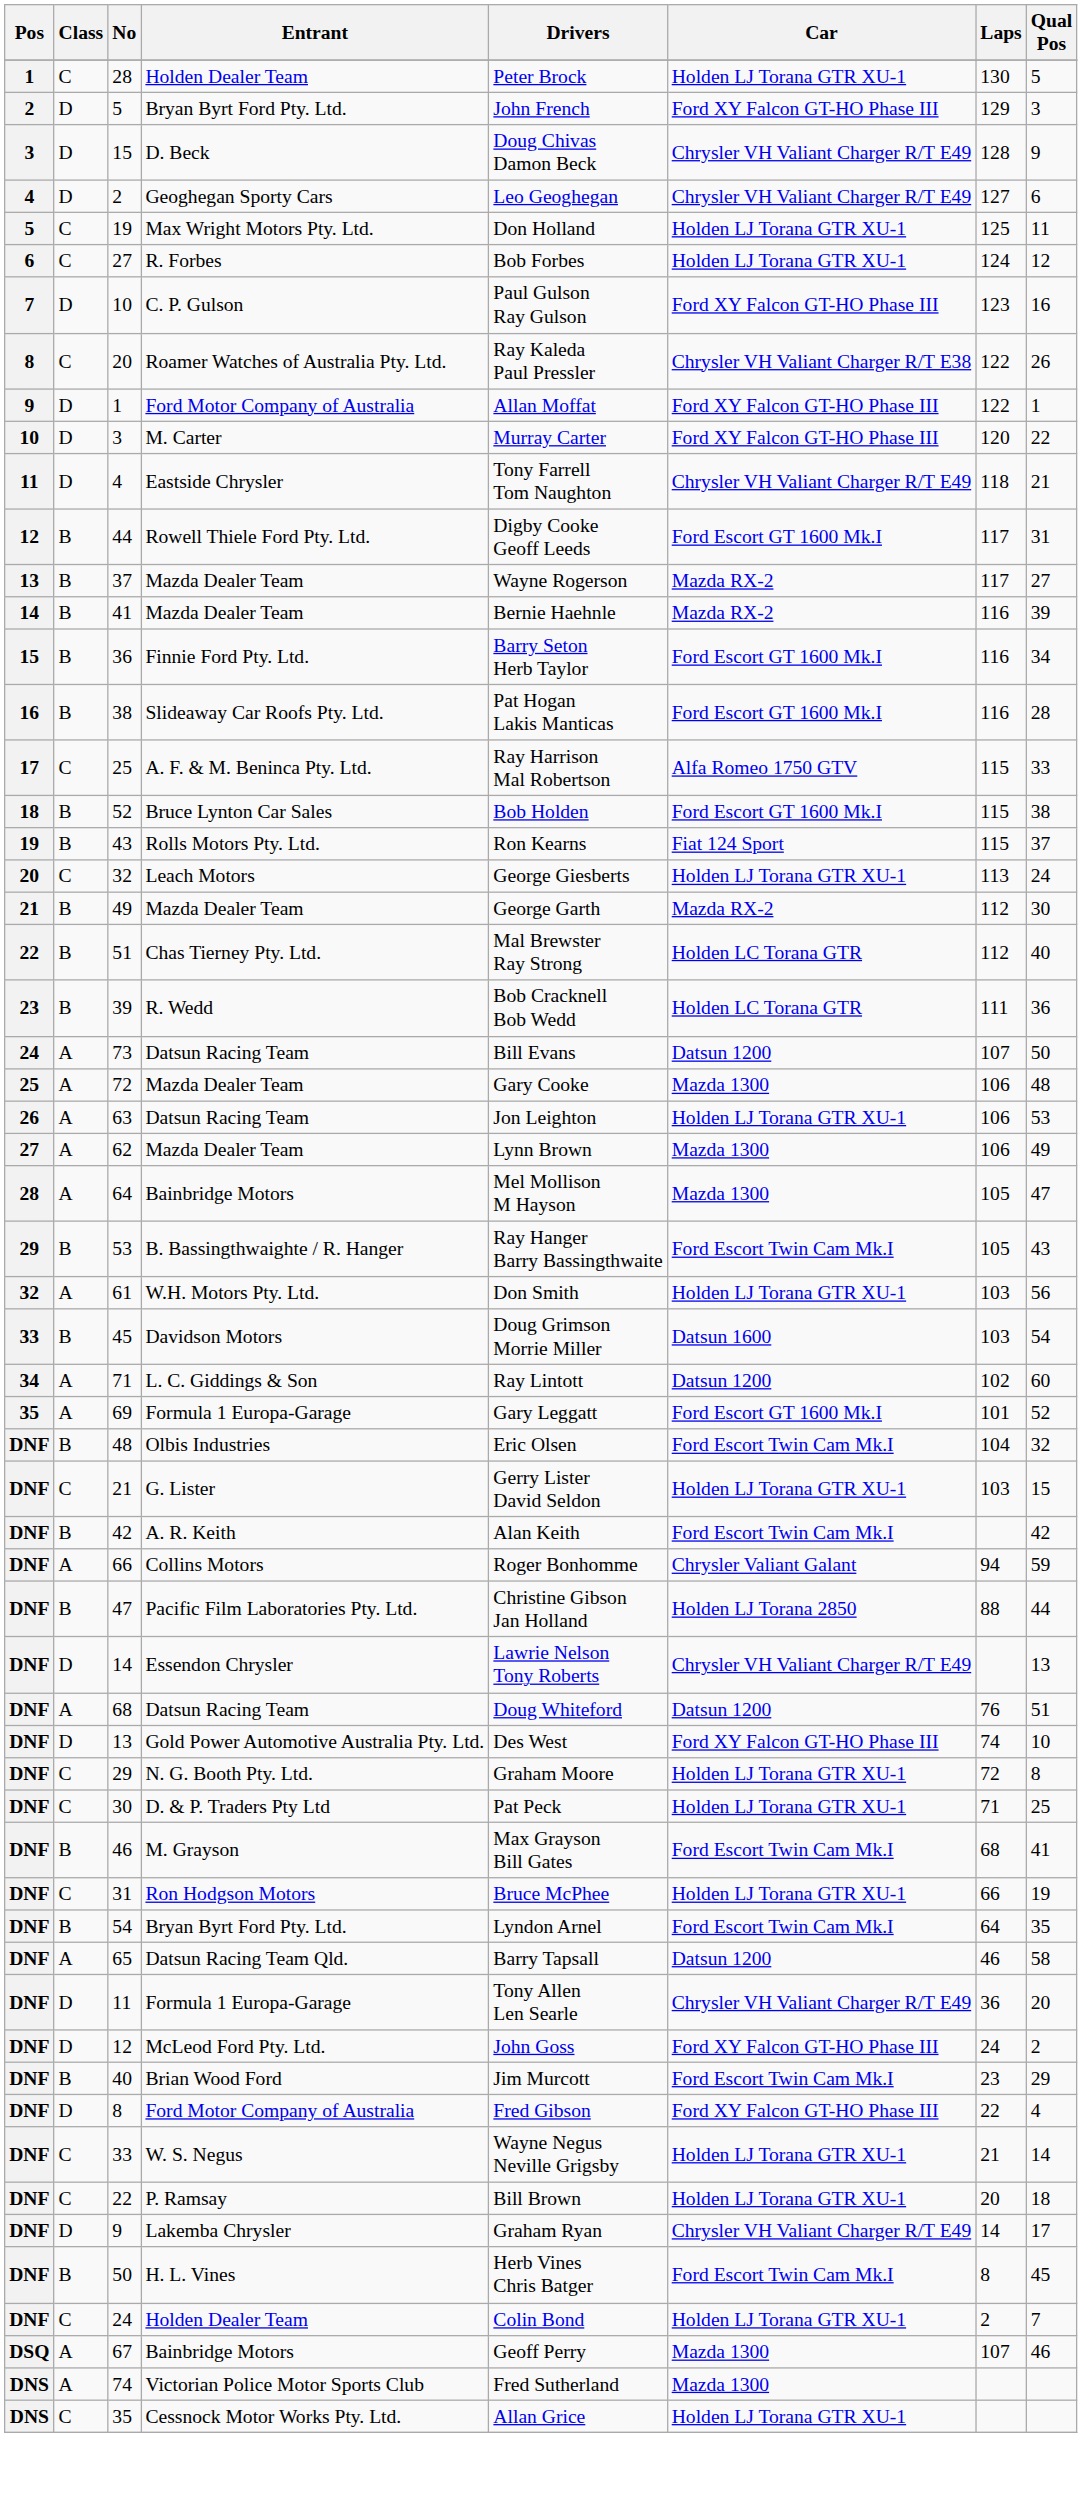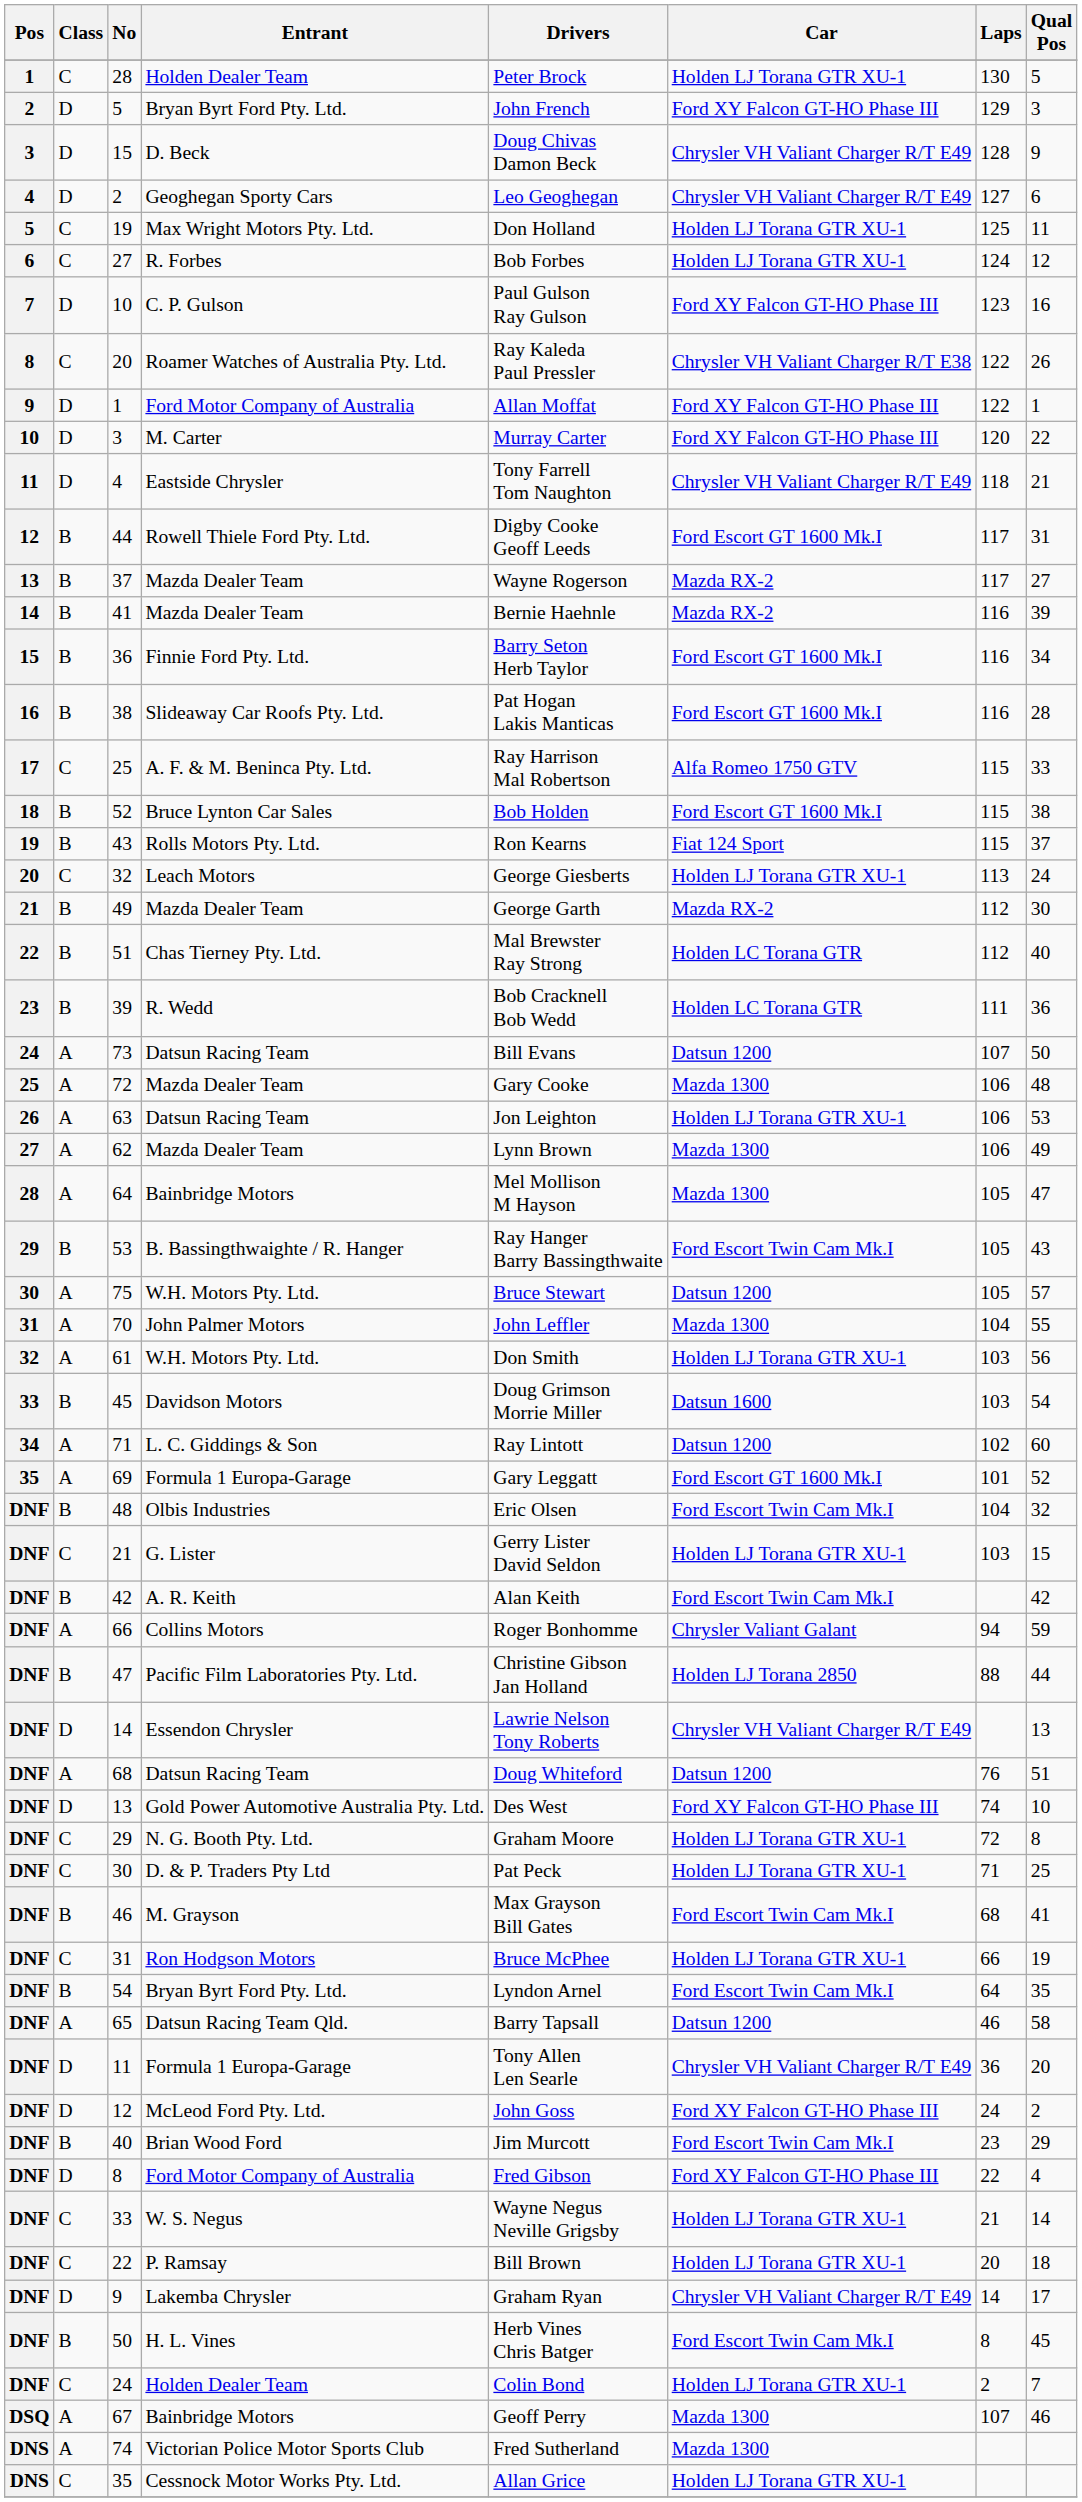+ row: (122, 1292)
+ row: (122, 1324)
